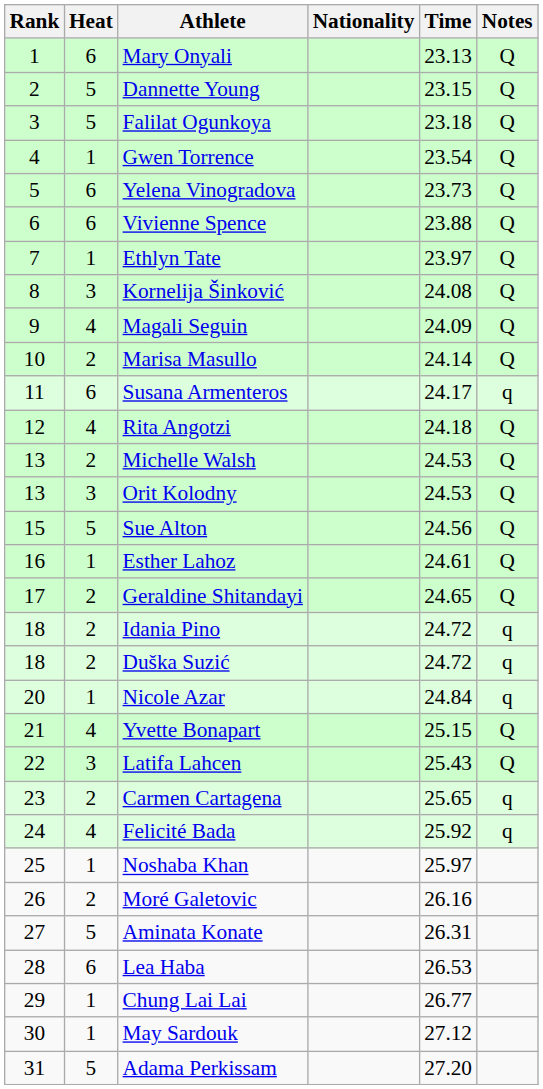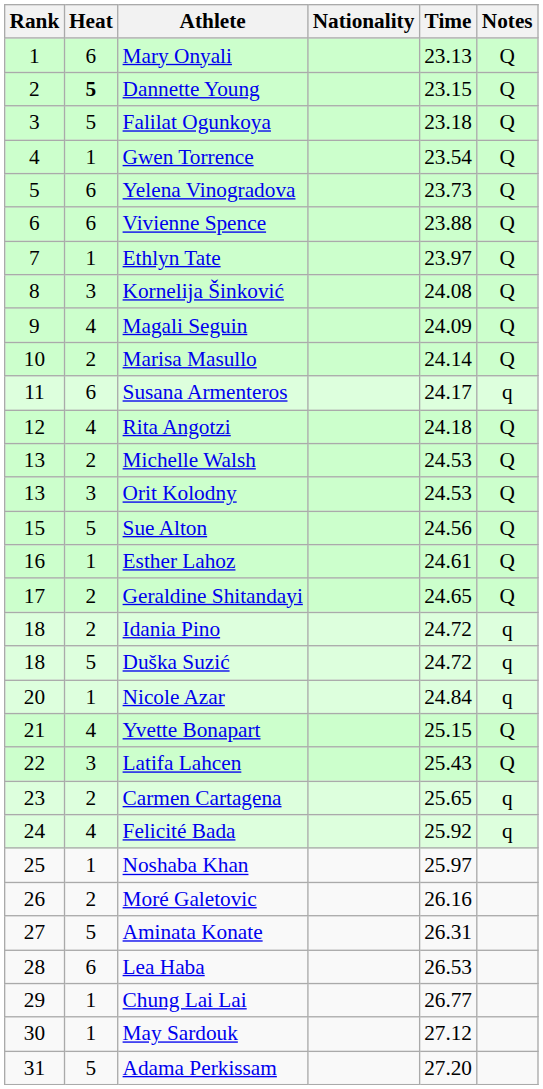(91, 88) normal -> (91, 88) bold
(91, 662) 2 -> (91, 662) 5
